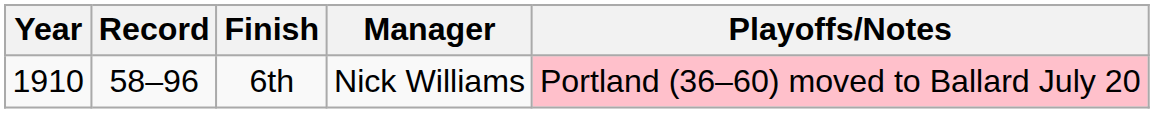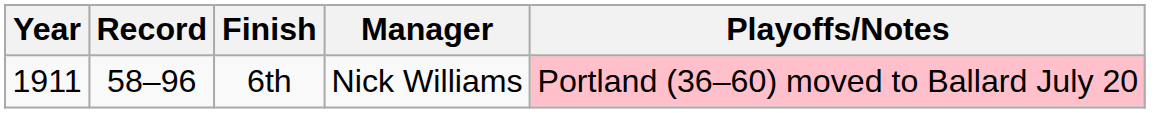(48, 81) 1910 -> (47, 81) 1911
